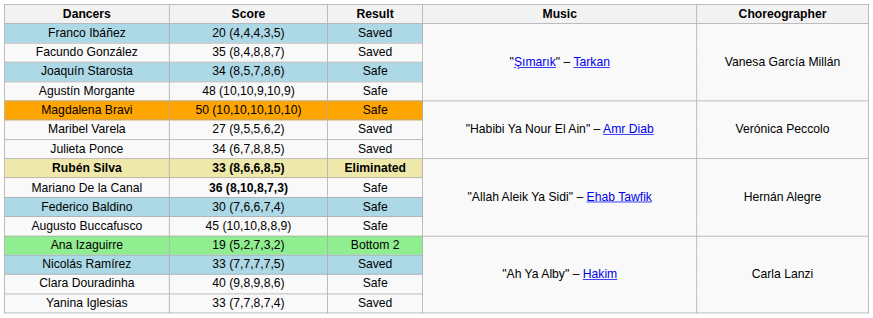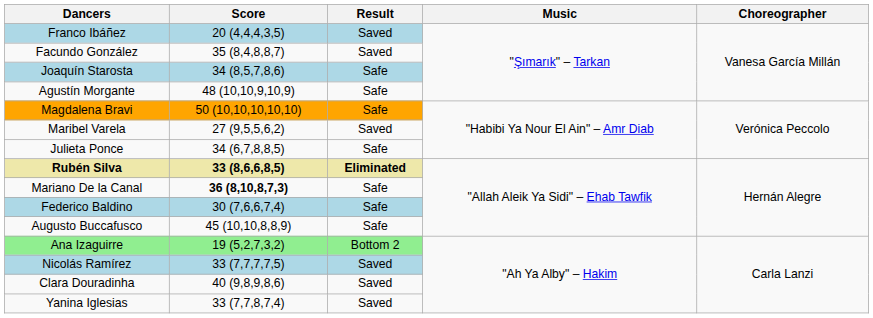(375, 149) Saved -> (375, 149) Safe
(375, 284) Safe -> (375, 284) Saved
